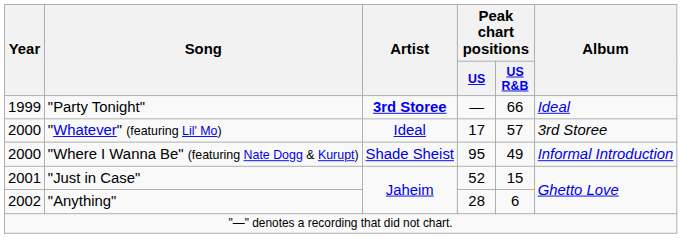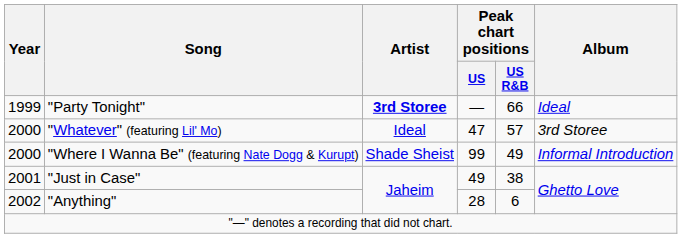(477, 130) 17 -> (477, 130) 47
(477, 154) 95 -> (477, 154) 99
(477, 177) 52 -> (477, 177) 49
(515, 177) 15 -> (515, 177) 38
